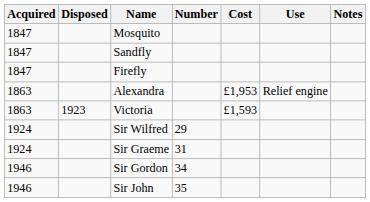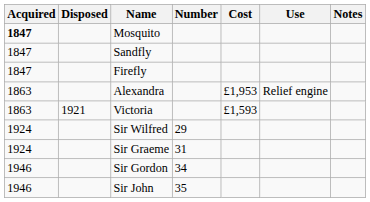(19, 33) normal -> (19, 33) bold
(73, 110) 1923 -> (73, 110) 1921
